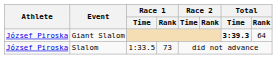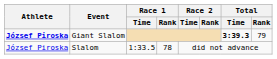(37, 35) normal -> (37, 35) bold
(262, 35) 64 -> (262, 35) 79
(168, 47) 73 -> (168, 47) 78
